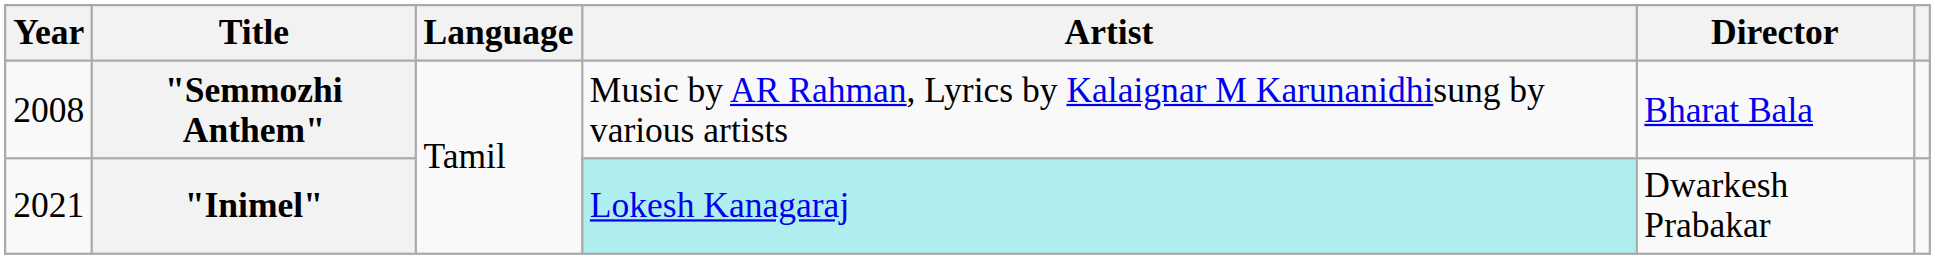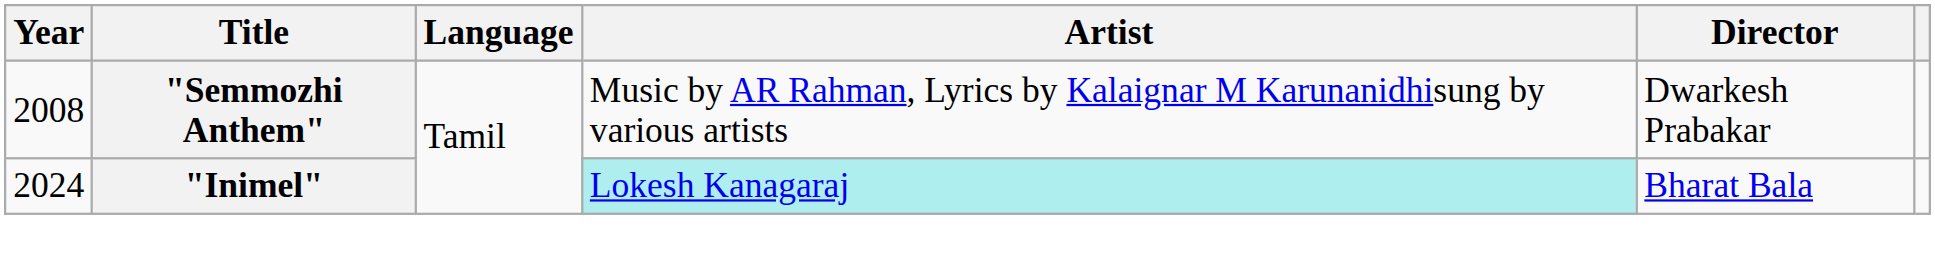(1729, 108) Bharat Bala -> (1716, 108) Dwarkesh Prabakar
(49, 205) 2021 -> (49, 185) 2024
(1716, 205) Dwarkesh Prabakar -> (1729, 185) Bharat Bala
